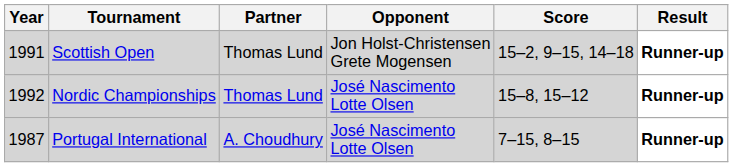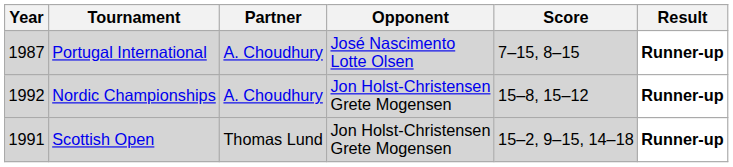rows swapped: (129, 140) <-> (103, 53)
(273, 96) Thomas Lund -> (273, 96) A. Choudhury
(393, 96) José Nascimento Lotte Olsen -> (410, 96) Jon Holst-Christensen Grete Mogensen
